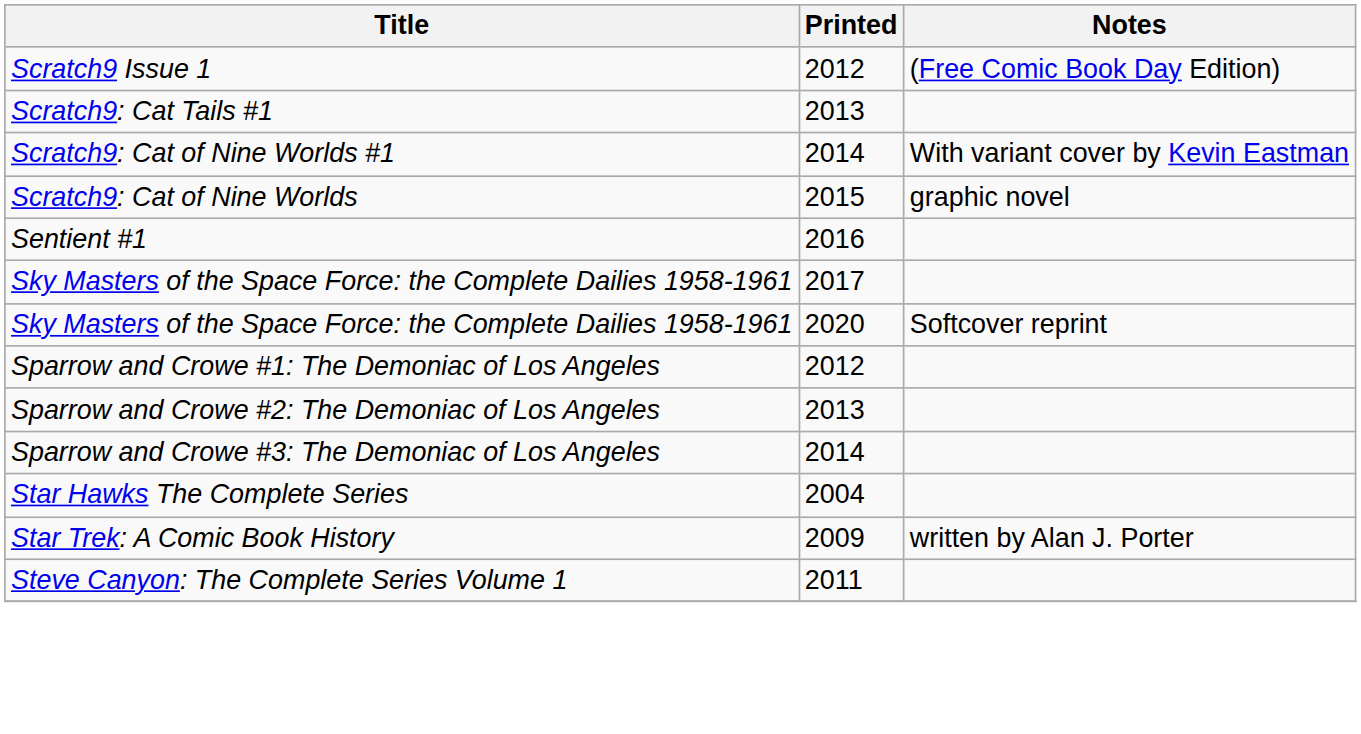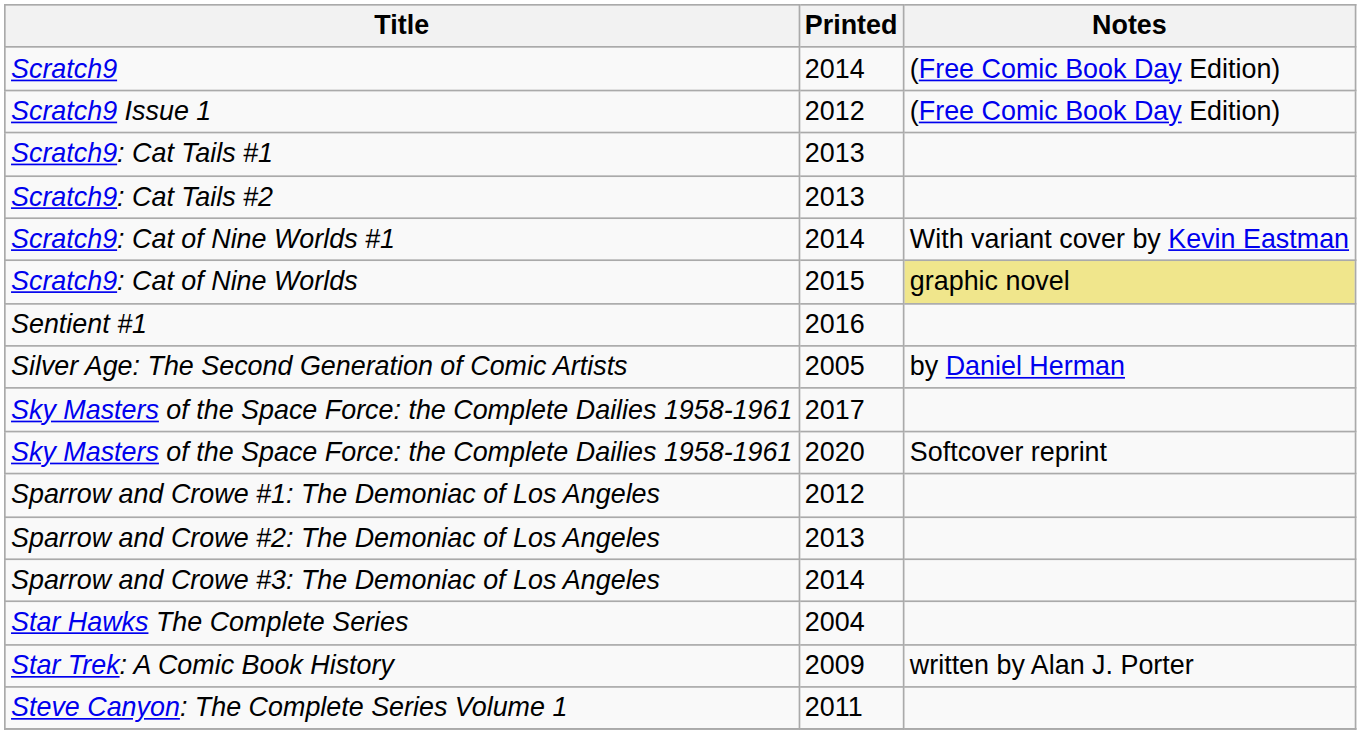+ row: (64, 68)
+ row: (142, 196)
(990, 196) no background -> (990, 281) khaki background
+ row: (319, 366)
